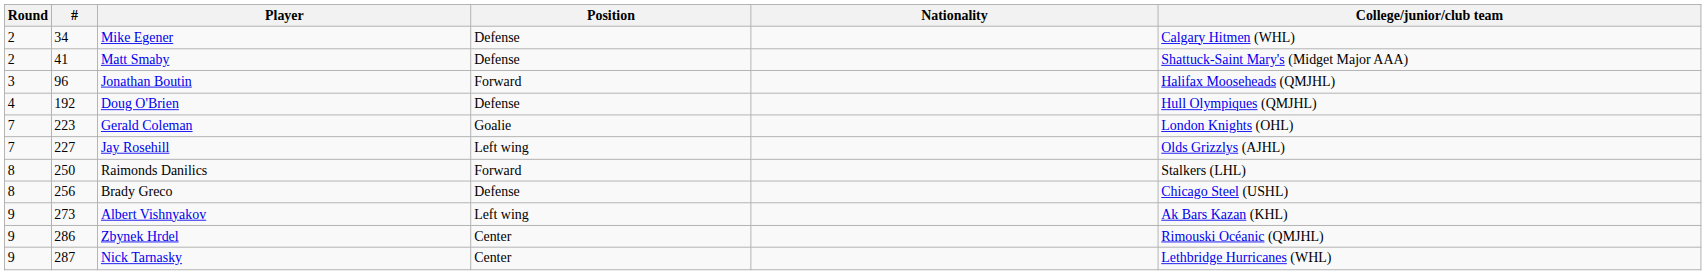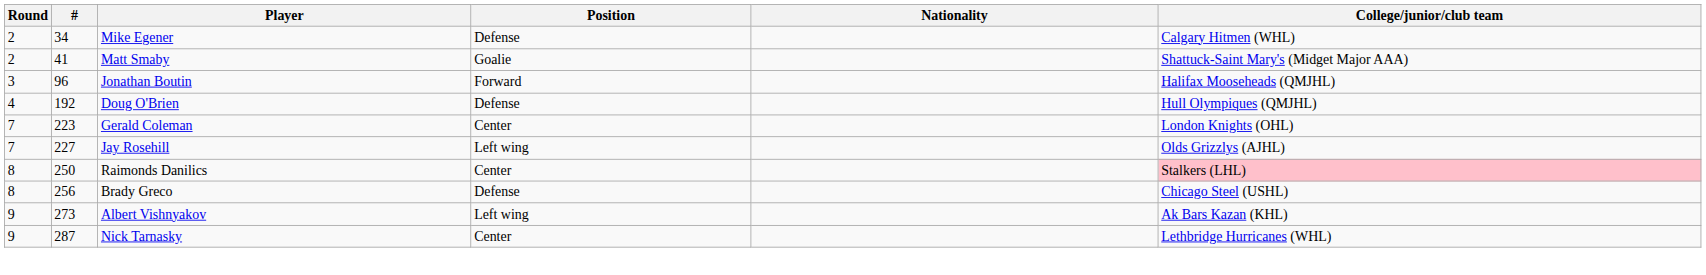(497, 59) Defense -> (493, 59) Goalie
(493, 125) Goalie -> (493, 125) Center
(498, 170) Forward -> (493, 170) Center
(1204, 170) no background -> (1204, 170) pink background
- row: (140, 236)
